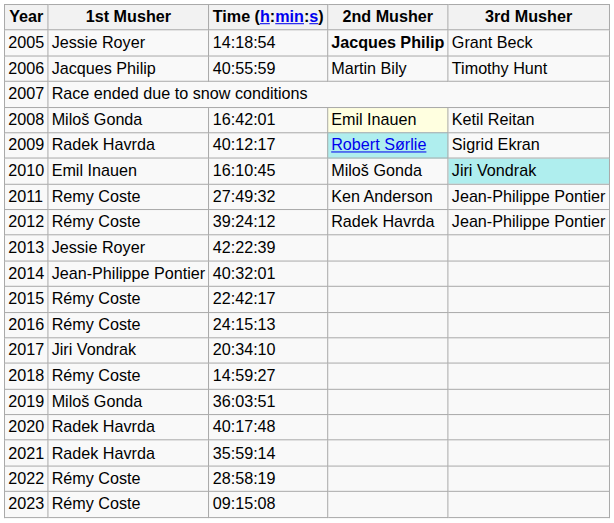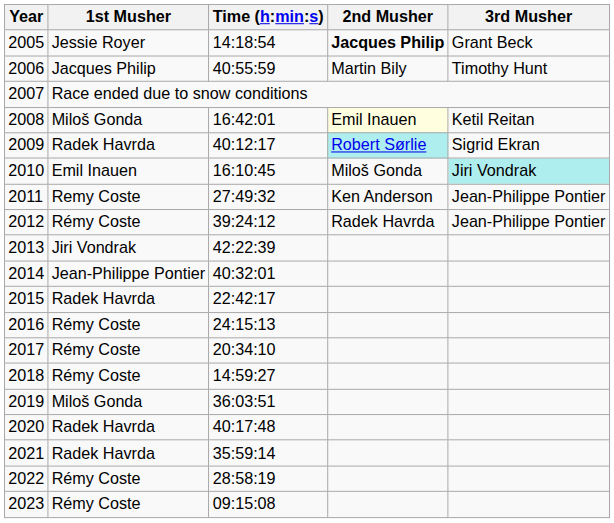(98, 247) Jessie Royer -> (94, 247) Jiri Vondrak
(96, 299) Rémy Coste -> (103, 299) Radek Havrda
(94, 350) Jiri Vondrak -> (96, 350) Rémy Coste
